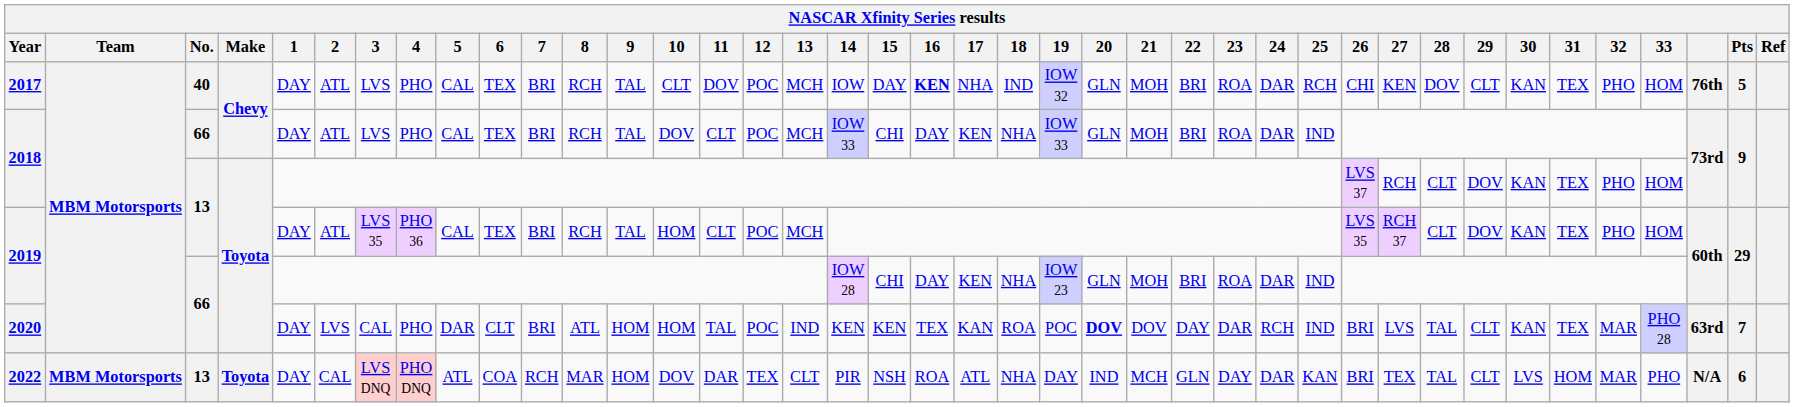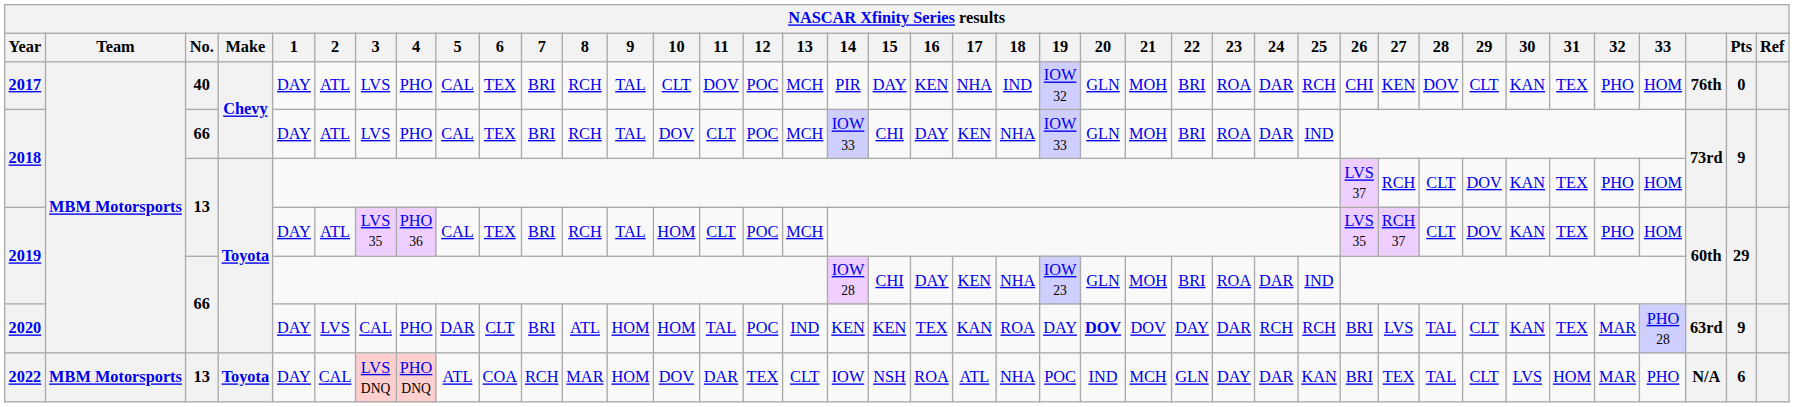(848, 85) IOW -> (848, 85) PIR
(932, 85) bold -> (932, 85) normal
(1742, 85) 5 -> (1741, 85) 0
(1061, 328) POC -> (1060, 328) DAY
(1320, 328) IND -> (1319, 328) RCH
(1742, 328) 7 -> (1741, 328) 9
(848, 377) PIR -> (848, 377) IOW
(1061, 377) DAY -> (1060, 377) POC
